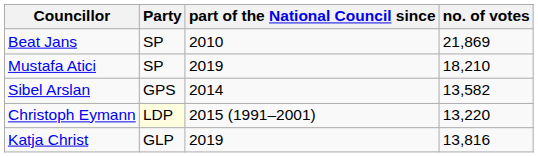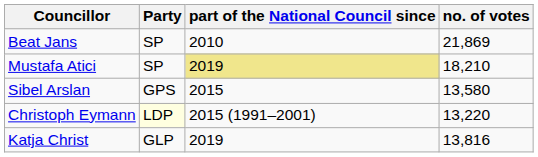(206, 66) no background -> (206, 66) khaki background
(206, 90) 2014 -> (206, 90) 2015
(466, 90) 13,582 -> (466, 90) 13,580
